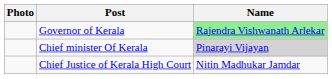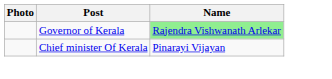(232, 47) lightgrey background -> (189, 47) no background
- row: (115, 64)
